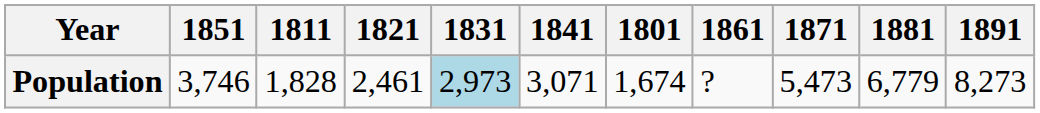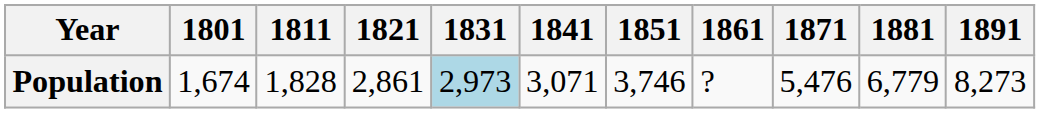columns swapped: (649, 30) <-> (214, 30)
(388, 81) 2,461 -> (388, 81) 2,861
(816, 81) 5,473 -> (816, 81) 5,476
